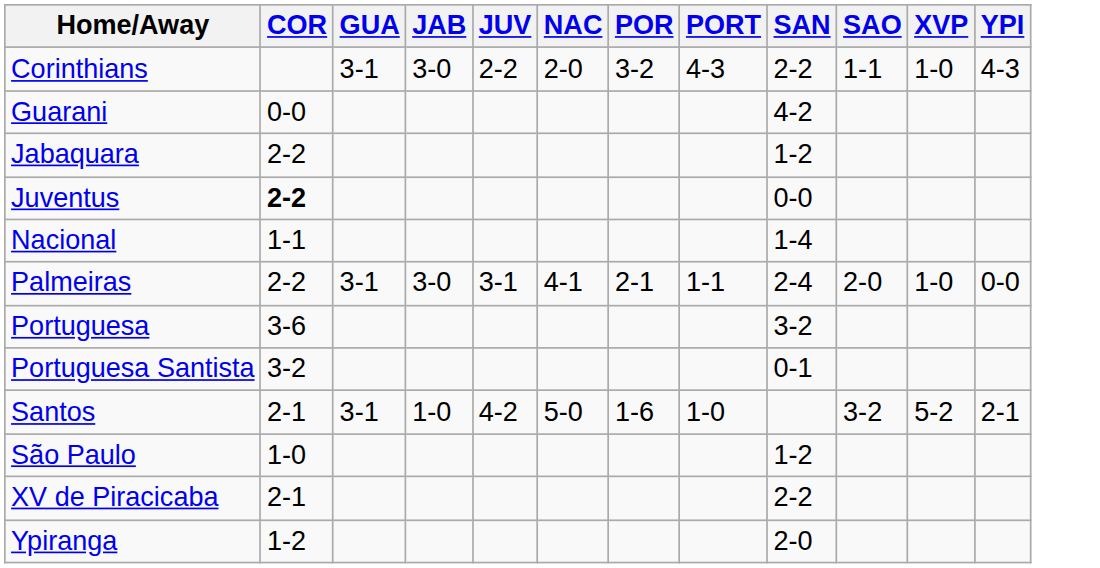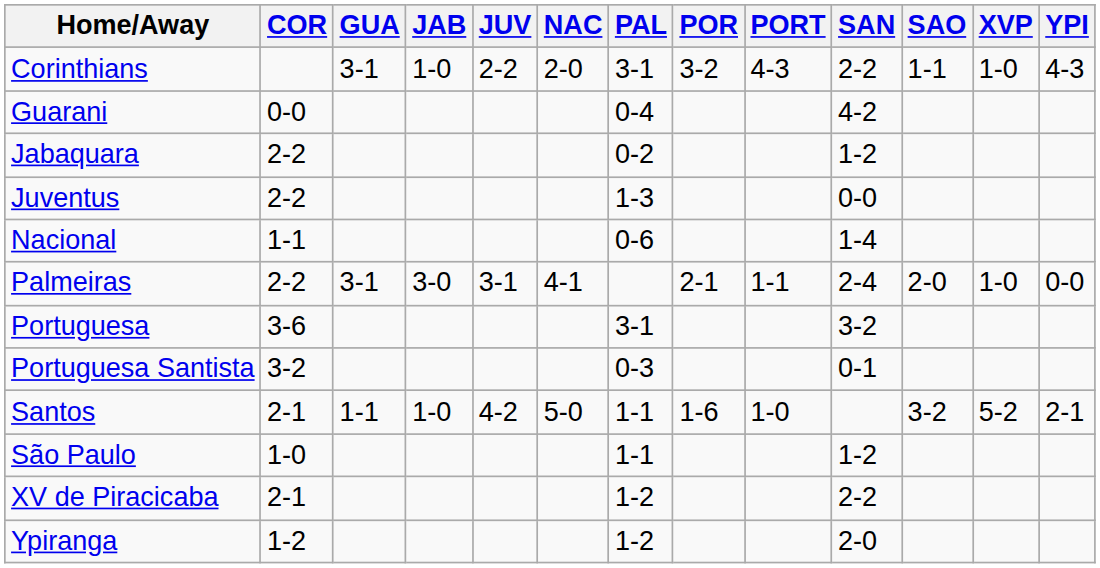+ column: (641, 25)
(432, 68) 3-0 -> (432, 68) 1-0
(287, 197) bold -> (287, 197) normal
(359, 411) 3-1 -> (359, 411) 1-1
